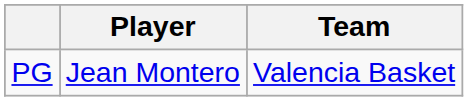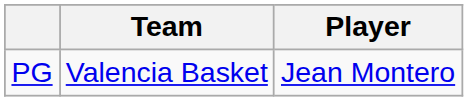columns swapped: (153, 27) <-> (354, 27)
